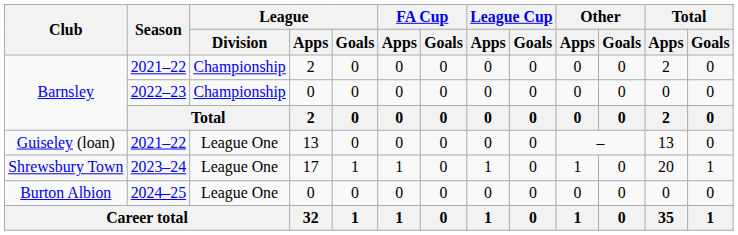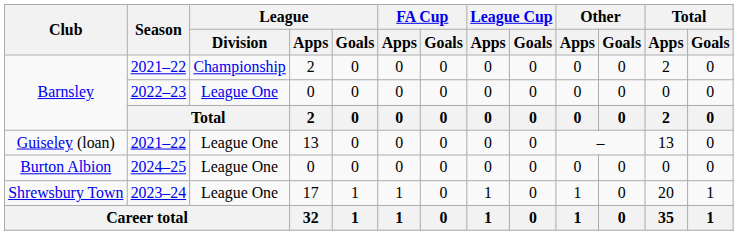(240, 92) Championship -> (240, 92) League One
rows swapped: (66, 167) <-> (66, 192)
